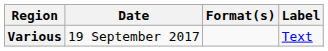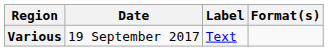columns swapped: (241, 15) <-> (301, 15)
